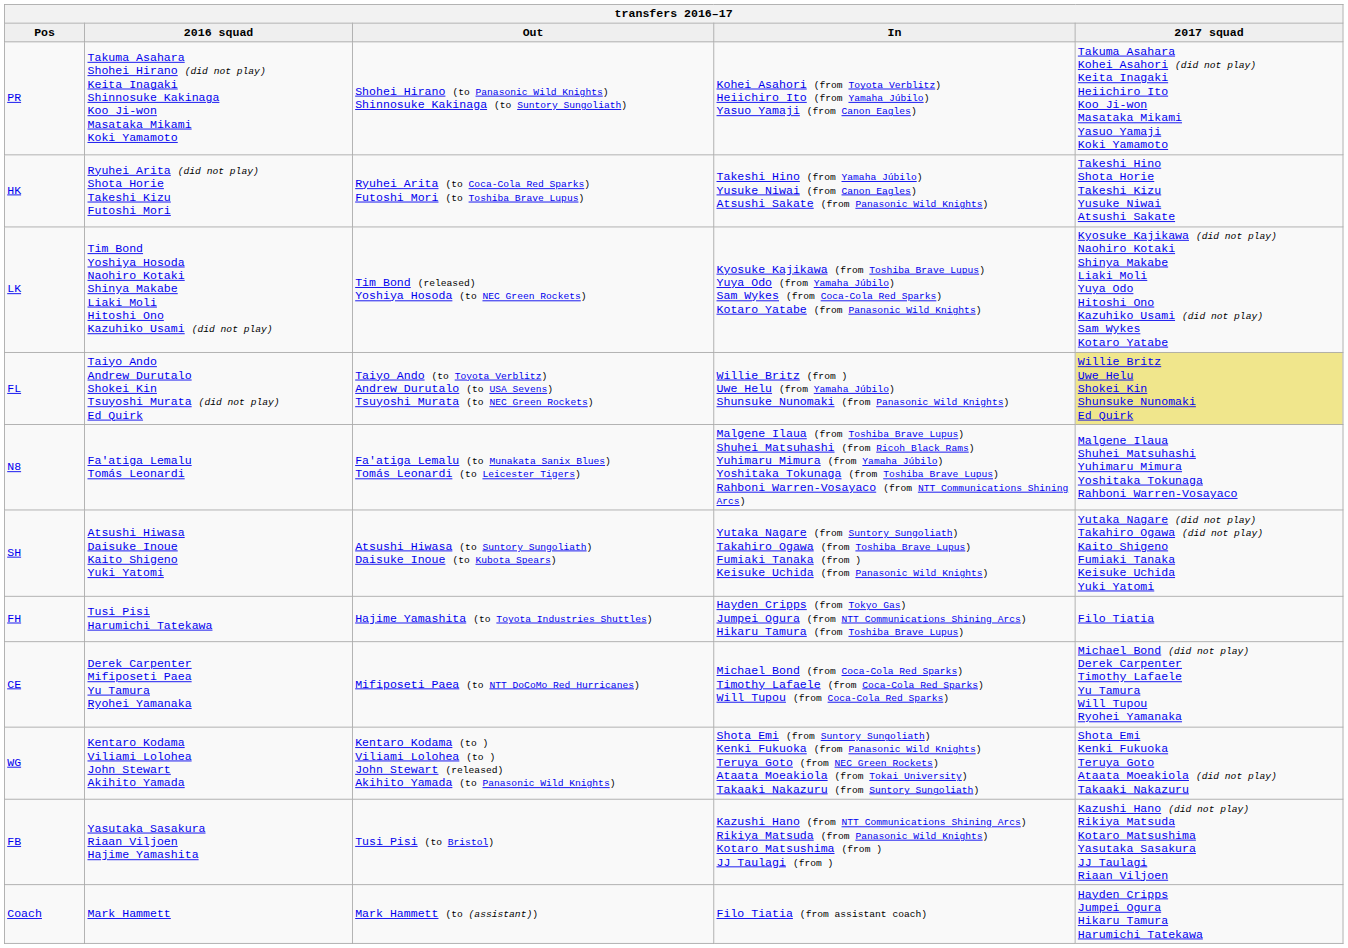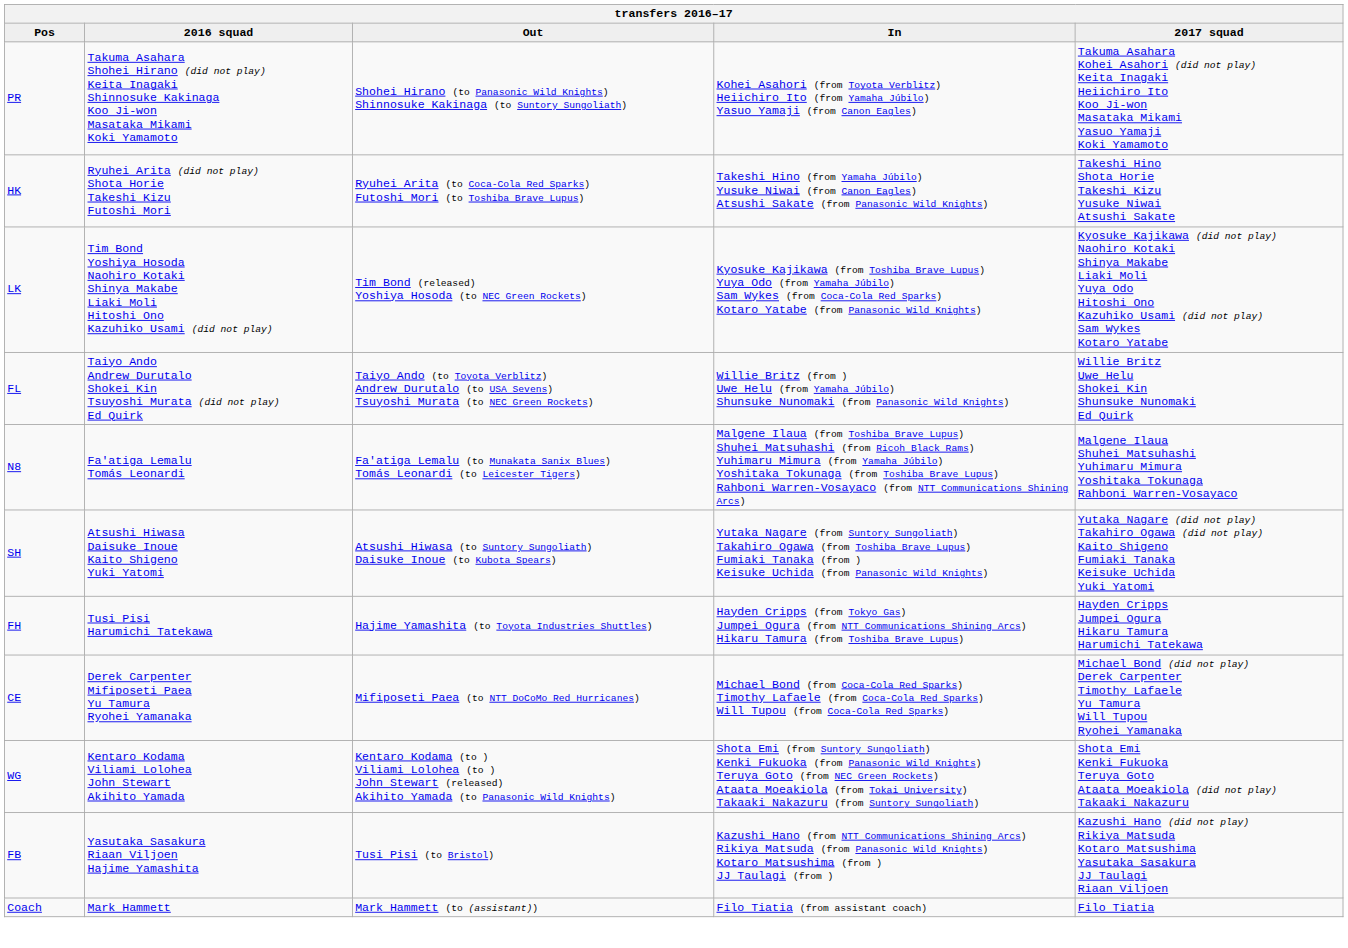(1137, 389) khaki background -> (1137, 389) no background
(1116, 619) Filo Tiatia -> (1140, 625) Hayden Cripps Jumpei Ogura Hikaru Tamura Harumichi Tatekawa
(1140, 914) Hayden Cripps Jumpei Ogura Hikaru Tamura Harumichi Tatekawa -> (1116, 908) Filo Tiatia
